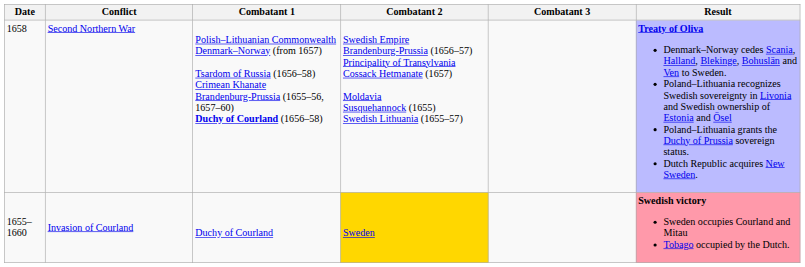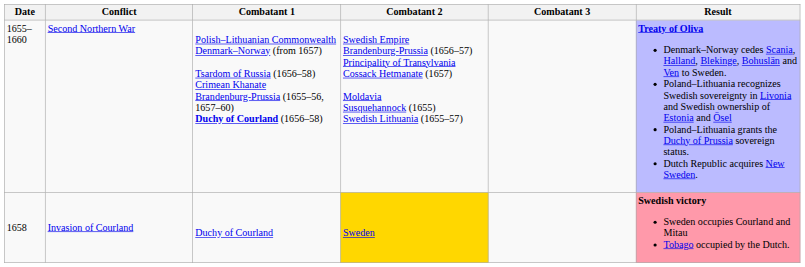(17, 28) 1658 -> (19, 34) 1655–1660
(19, 227) 1655–1660 -> (17, 227) 1658
